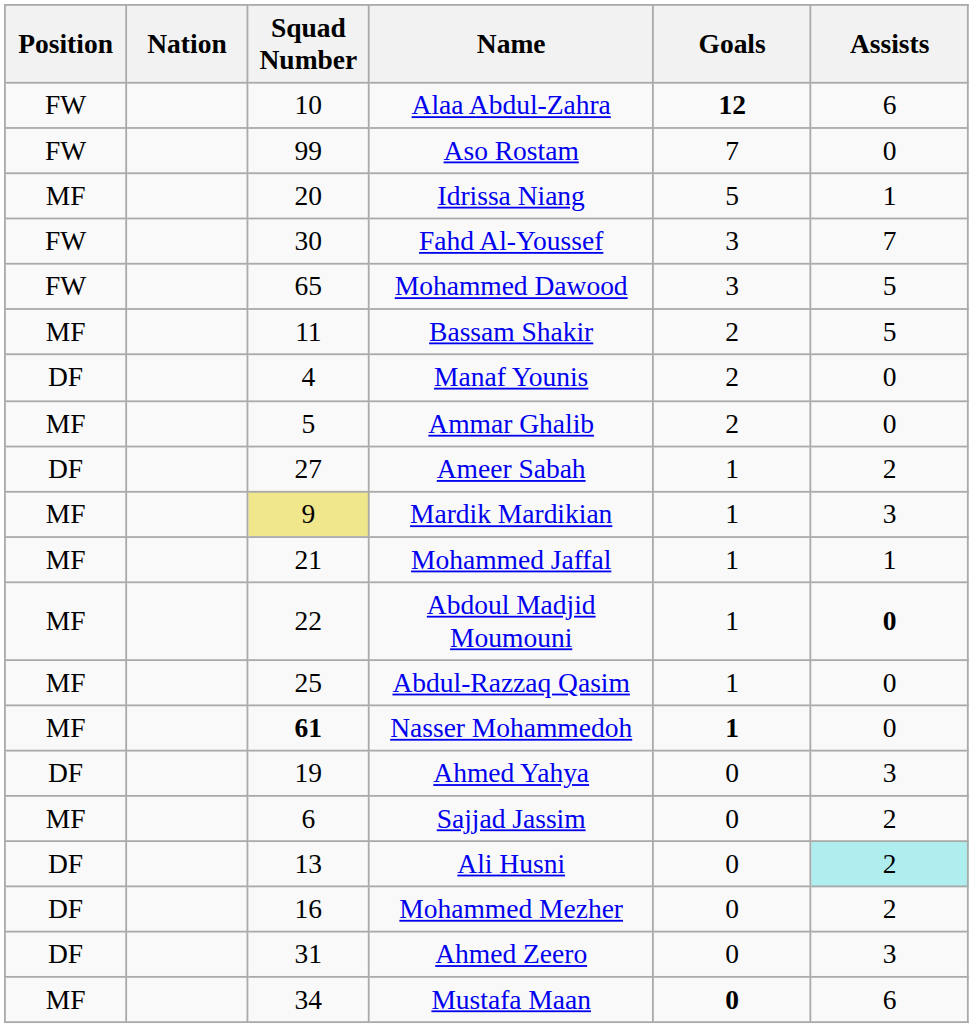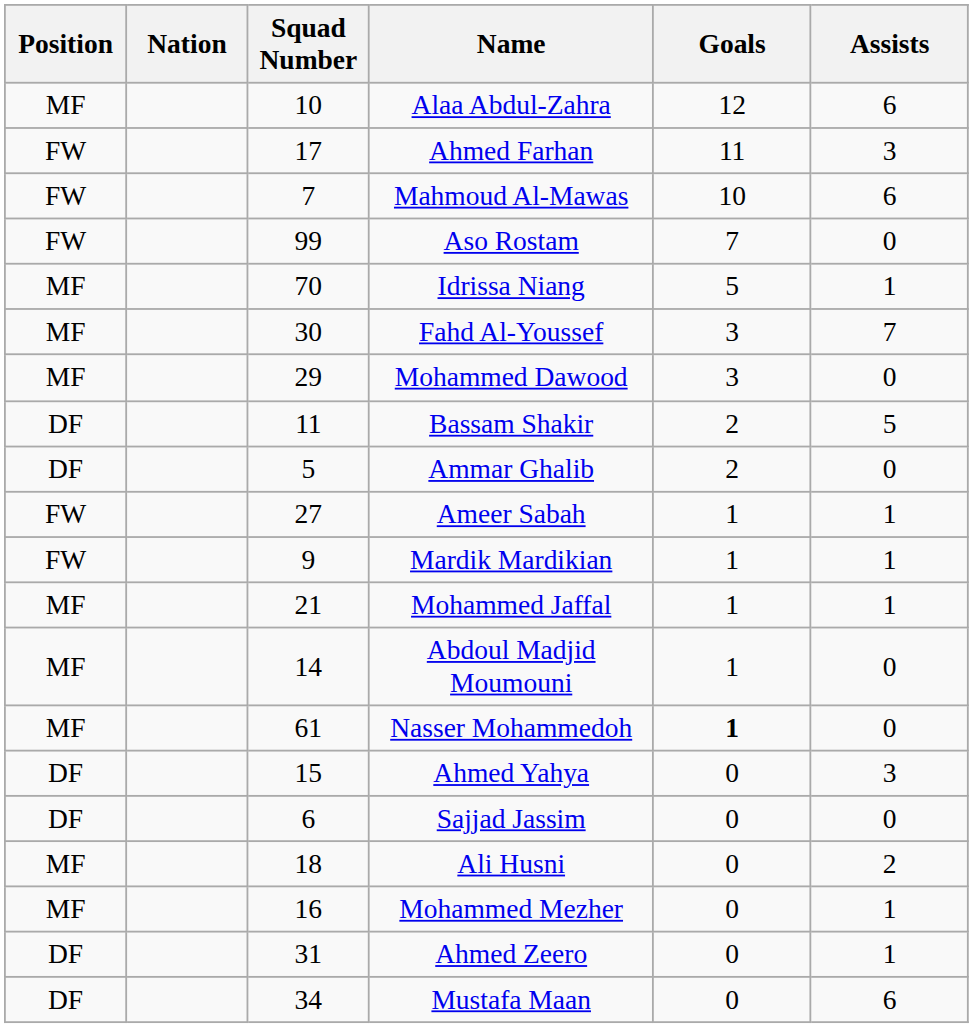(66, 105) FW -> (66, 105) MF
(732, 105) bold -> (732, 105) normal
+ row: (511, 150)
+ row: (511, 196)
(308, 196) 20 -> (308, 286) 70
(66, 241) FW -> (66, 332) MF
(66, 286) FW -> (66, 377) MF
(308, 286) 65 -> (308, 377) 29
(890, 286) 5 -> (890, 377) 0
(66, 332) MF -> (66, 422) DF
- row: (511, 377)
(66, 422) MF -> (66, 468) DF
(66, 468) DF -> (66, 513) FW
(890, 468) 2 -> (890, 513) 1
(66, 513) MF -> (66, 558) FW
(308, 513) khaki background -> (308, 558) no background
(890, 513) 3 -> (890, 558) 1
(308, 620) 22 -> (308, 665) 14
(890, 620) bold -> (890, 665) normal
- row: (511, 682)
(308, 727) bold -> (308, 727) normal
(308, 772) 19 -> (308, 772) 15
(66, 818) MF -> (66, 818) DF
(890, 818) 2 -> (890, 818) 0
(66, 863) DF -> (66, 863) MF
(308, 863) 13 -> (308, 863) 18
(890, 863) paleturquoise background -> (890, 863) no background
(66, 909) DF -> (66, 909) MF
(890, 909) 2 -> (890, 909) 1
(890, 954) 3 -> (890, 954) 1
(66, 999) MF -> (66, 999) DF
(732, 999) bold -> (732, 999) normal
